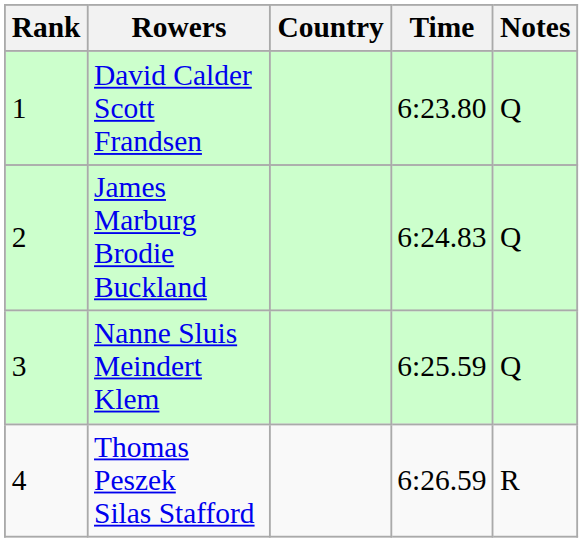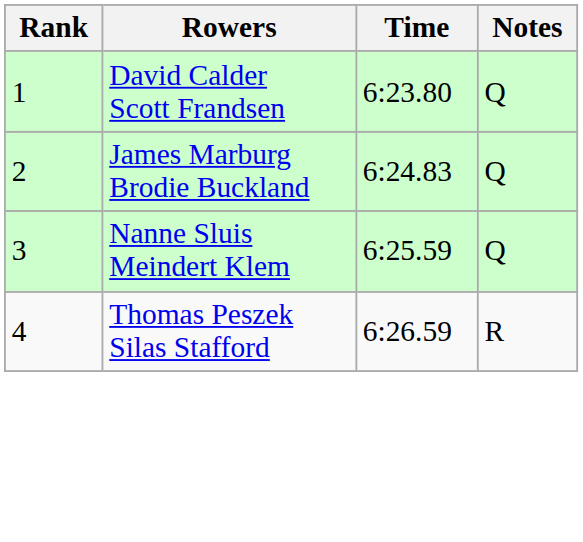- column: (331, 27)
